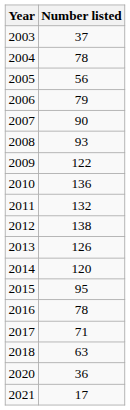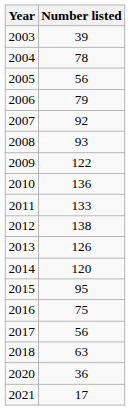(81, 36) 37 -> (81, 36) 39
(81, 120) 90 -> (81, 120) 92
(81, 205) 132 -> (81, 205) 133
(81, 310) 78 -> (81, 310) 75
(81, 331) 71 -> (81, 331) 56
